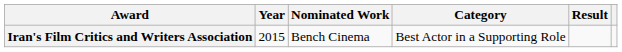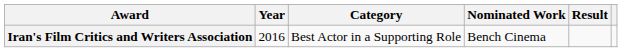columns swapped: (481, 15) <-> (340, 15)
(272, 36) 2015 -> (272, 36) 2016
